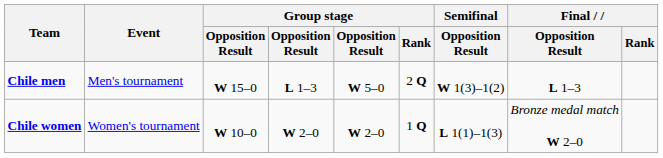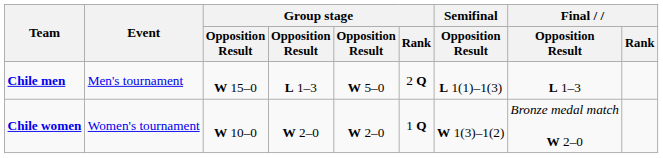(471, 88) W 1(3)–1(2) -> (471, 88) L 1(1)–1(3)
(471, 134) L 1(1)–1(3) -> (471, 134) W 1(3)–1(2)
